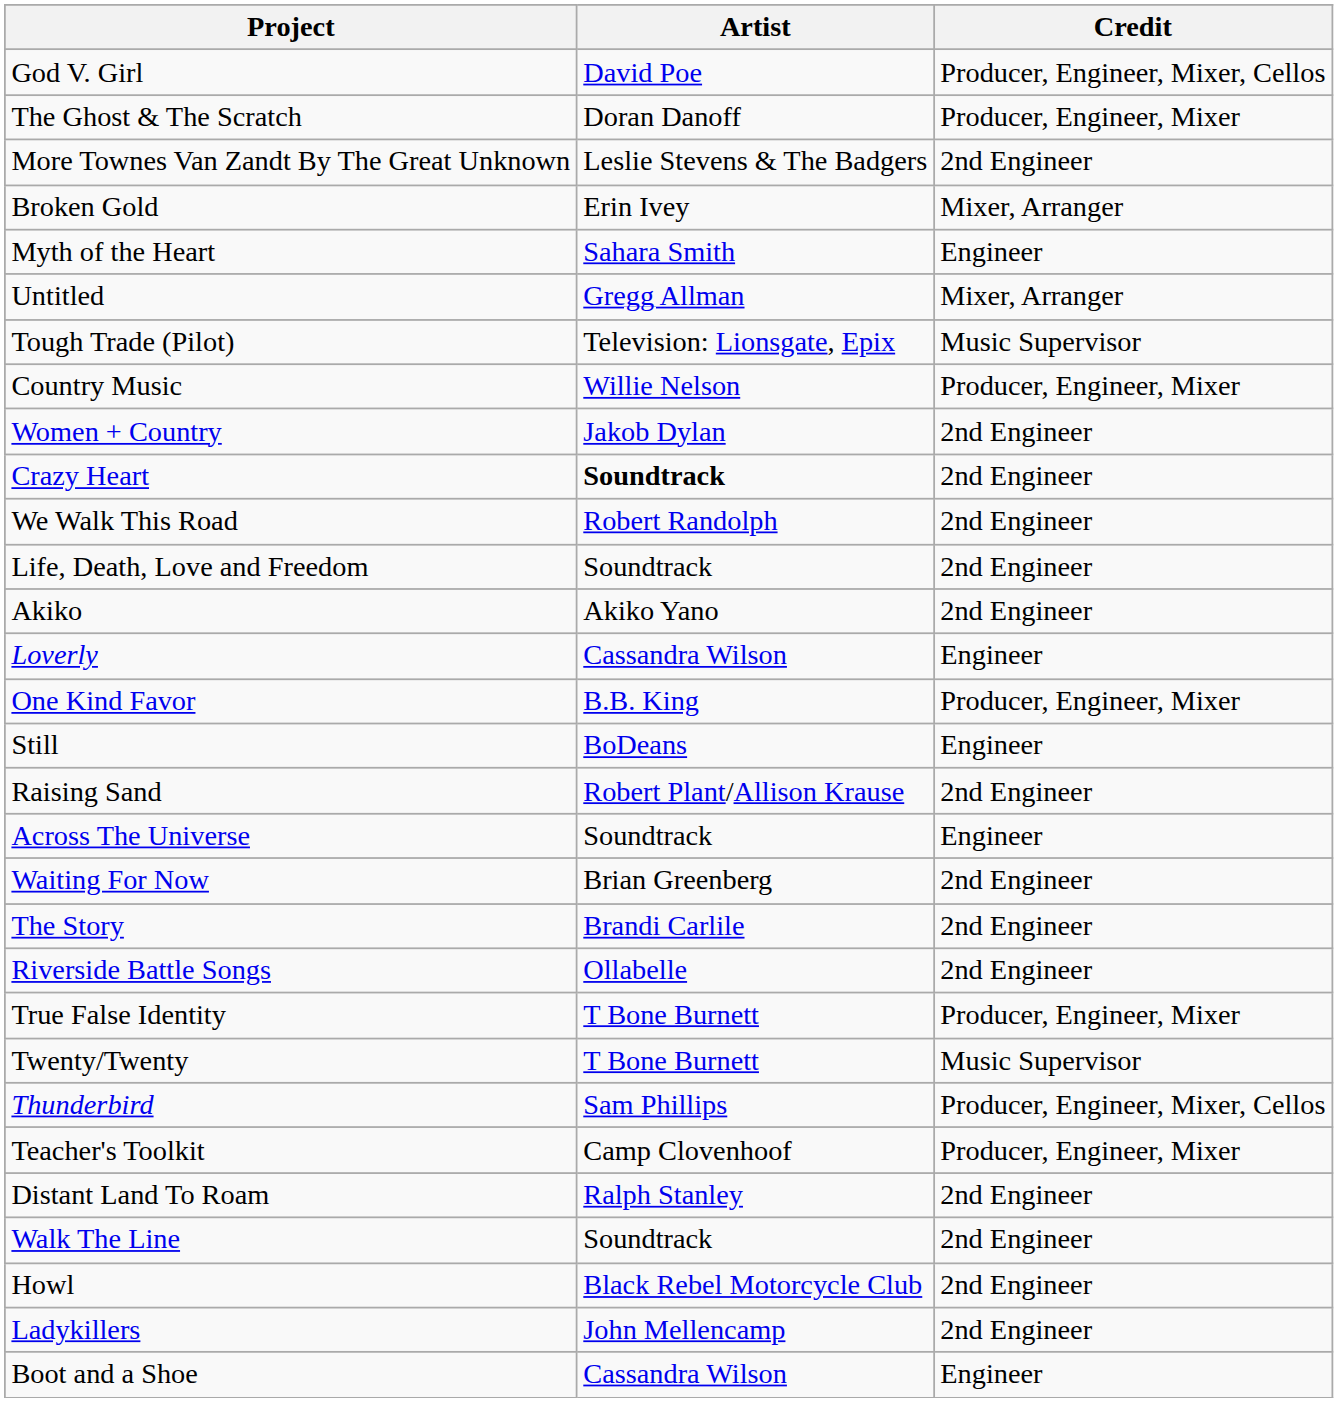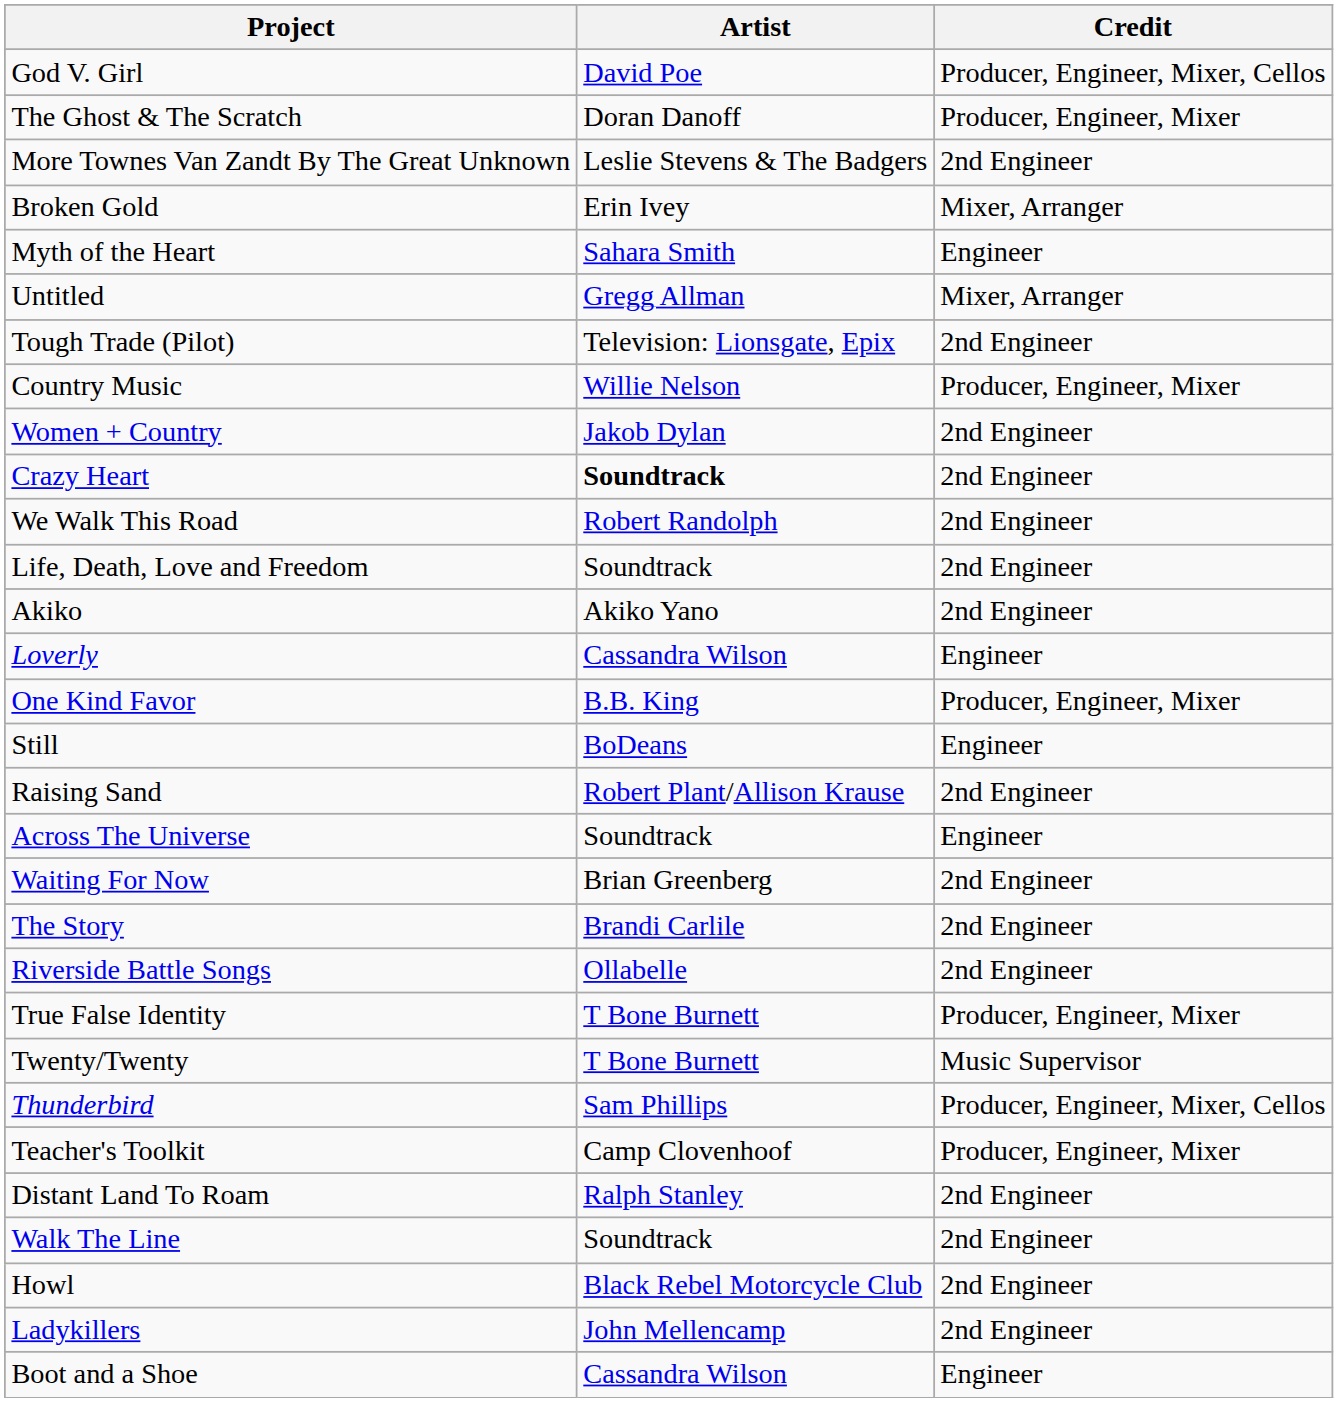(1041, 341) Music Supervisor -> (1016, 341) 2nd Engineer
